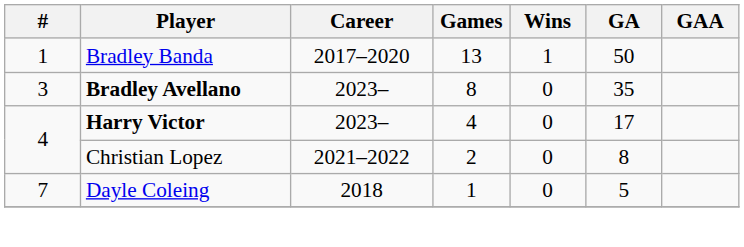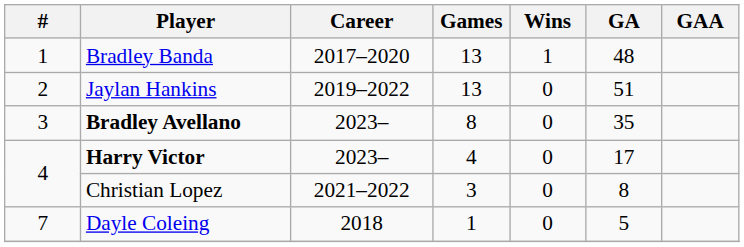(624, 55) 50 -> (624, 55) 48
+ row: (151, 88)
(471, 156) 2 -> (471, 190) 3
